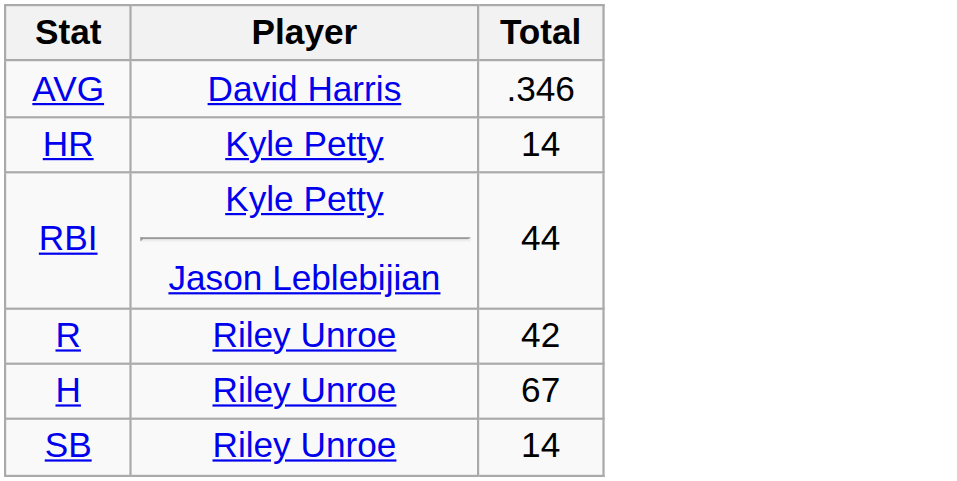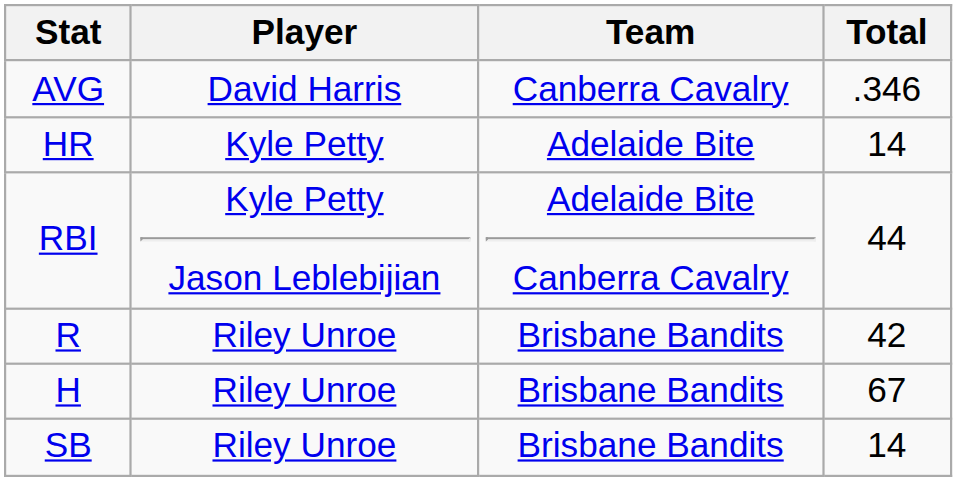+ column: (651, 32)
